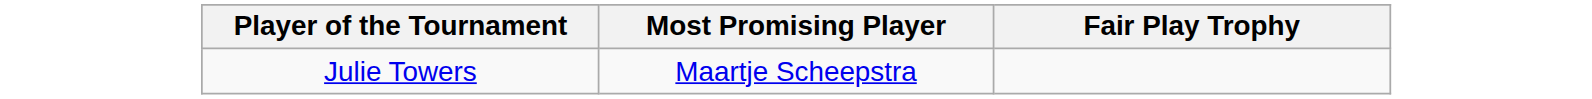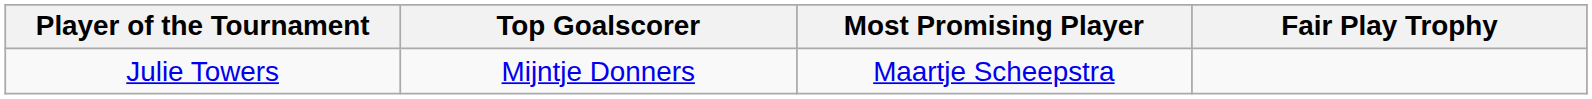+ column: (598, 26)
